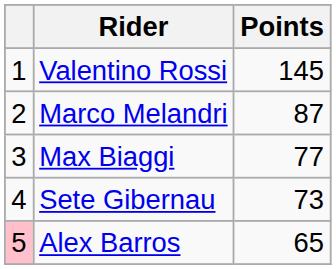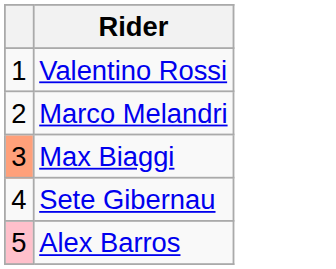- column: (282, 27)
(19, 157) no background -> (19, 157) lightsalmon background
